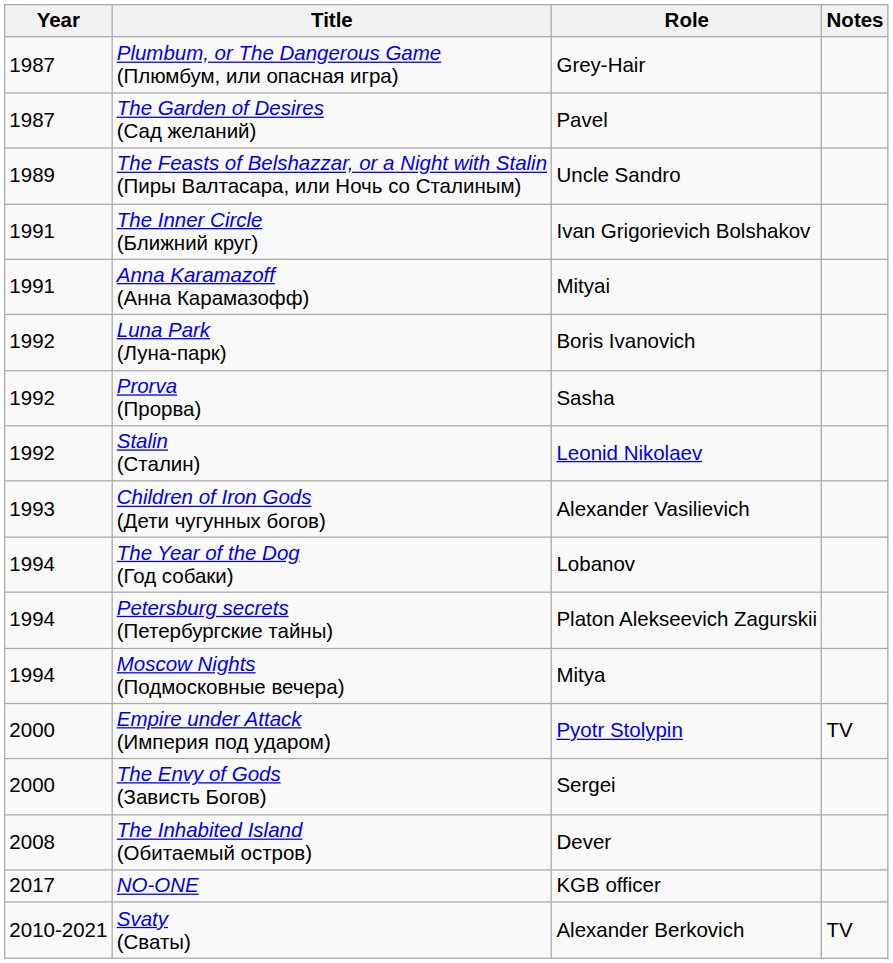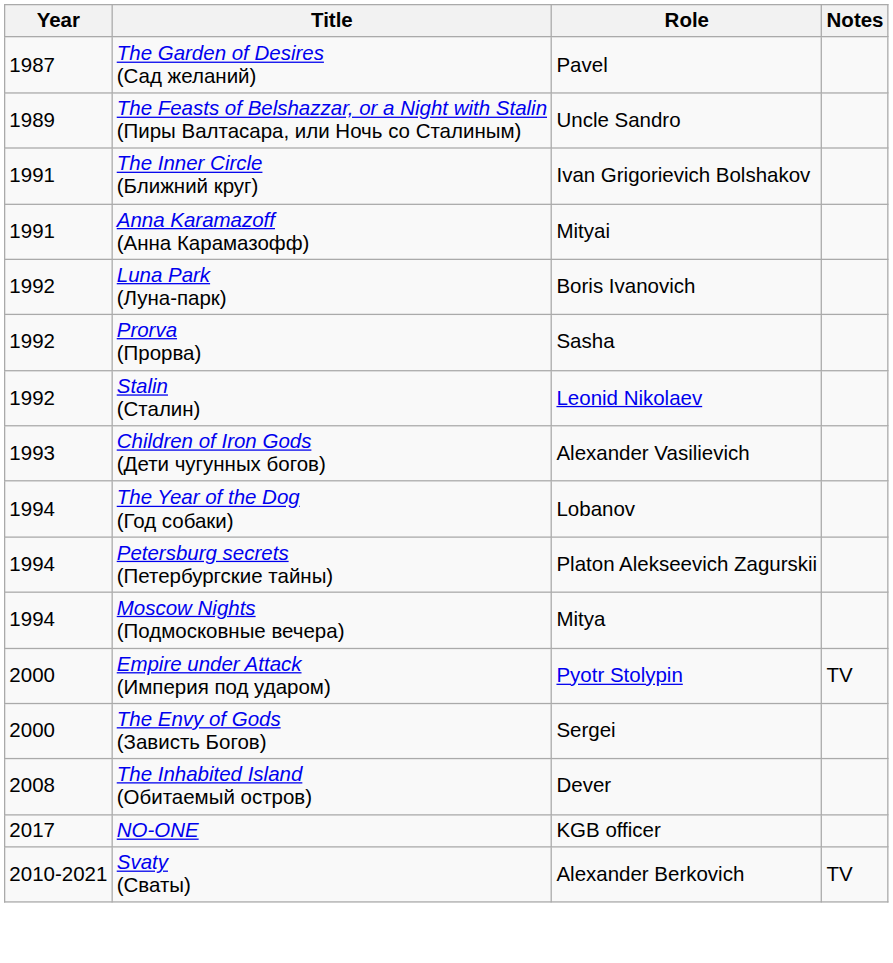- row: (279, 64)
